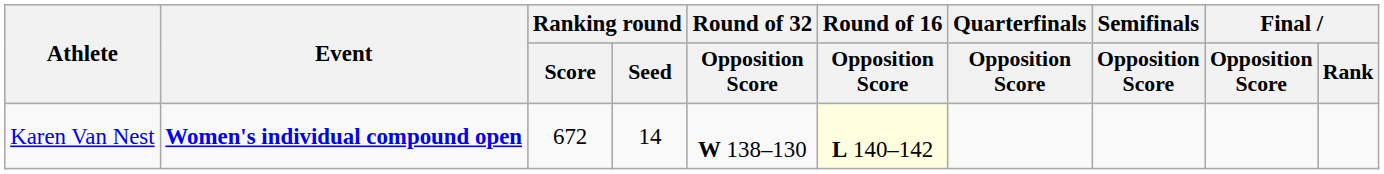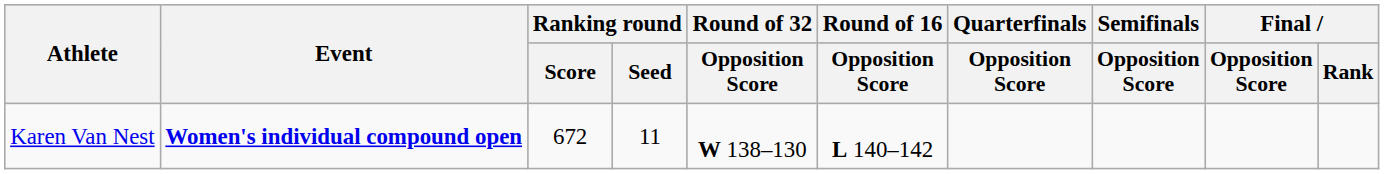(650, 136) 14 -> (650, 136) 11
(883, 149) lightyellow background -> (883, 149) no background
